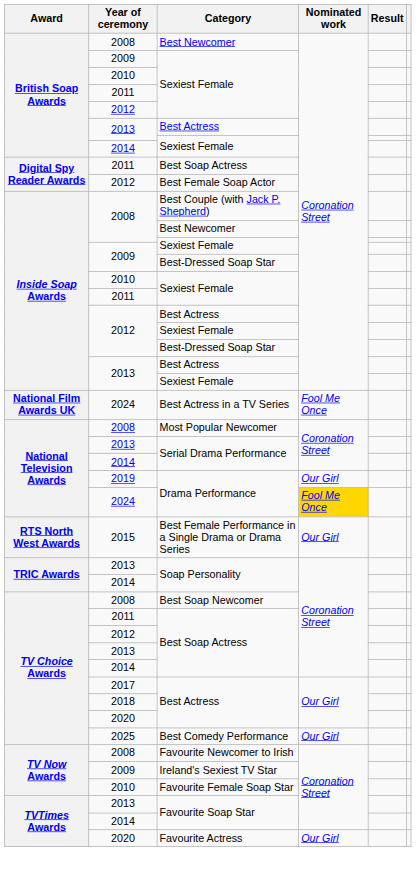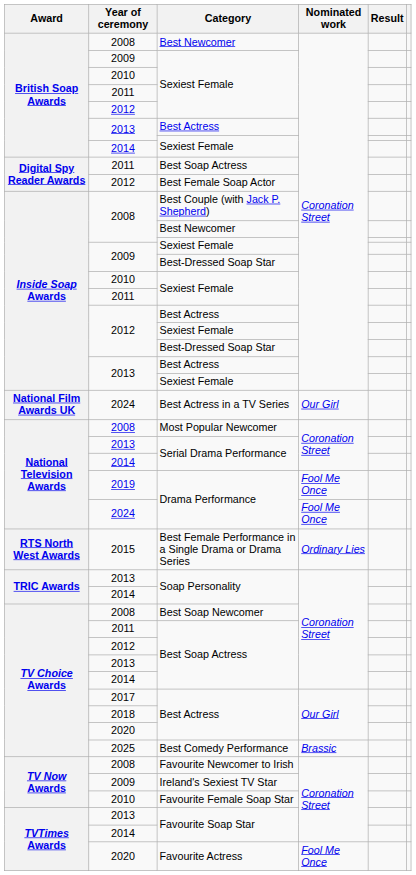(321, 405) Fool Me Once -> (320, 405) Our Girl
(320, 479) Our Girl -> (321, 485) Fool Me Once
(321, 502) gold background -> (321, 514) no background
(320, 537) Our Girl -> (333, 549) Ordinary Lies
(320, 736) Our Girl -> (319, 748) Brassic
(320, 838) Our Girl -> (321, 856) Fool Me Once
